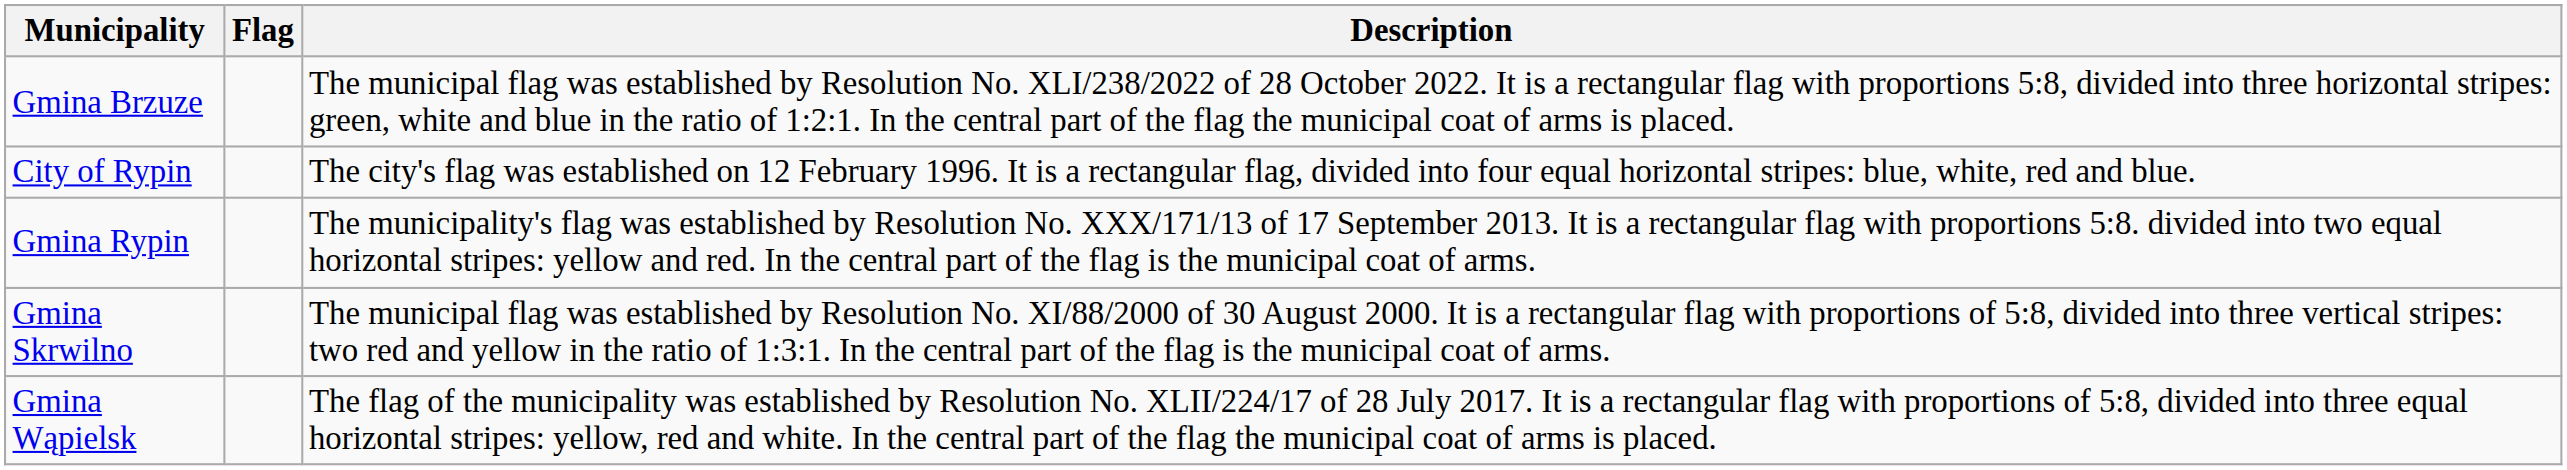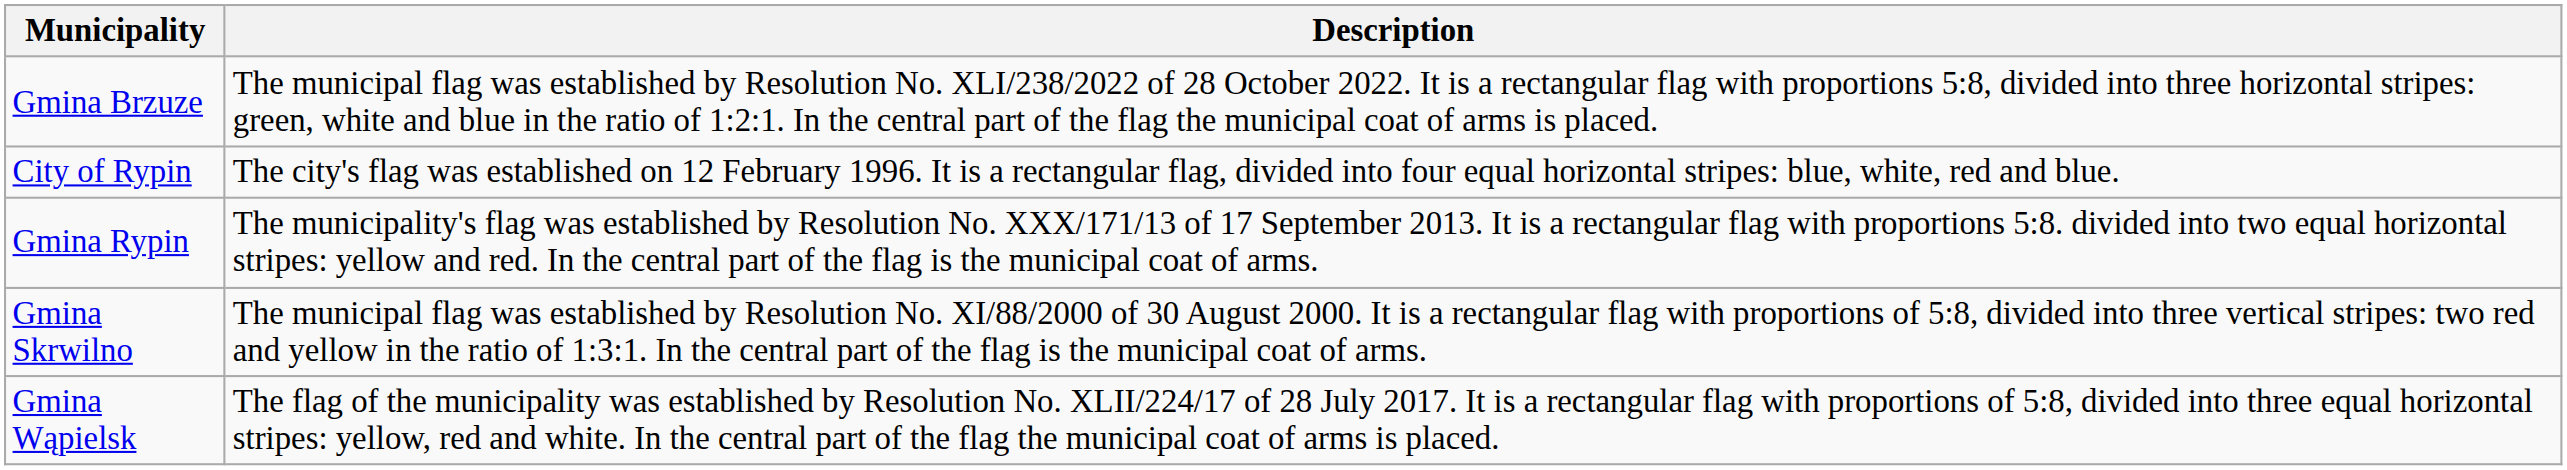- column: (263, 30)
